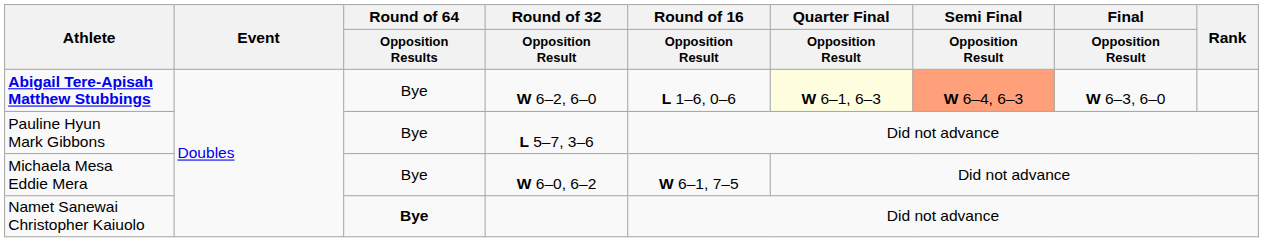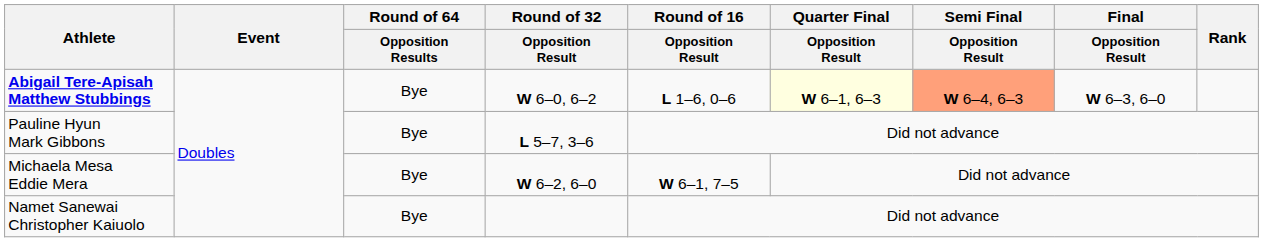(557, 100) W 6–2, 6–0 -> (557, 100) W 6–0, 6–2
(557, 183) W 6–0, 6–2 -> (557, 183) W 6–2, 6–0
(414, 217) bold -> (414, 217) normal
